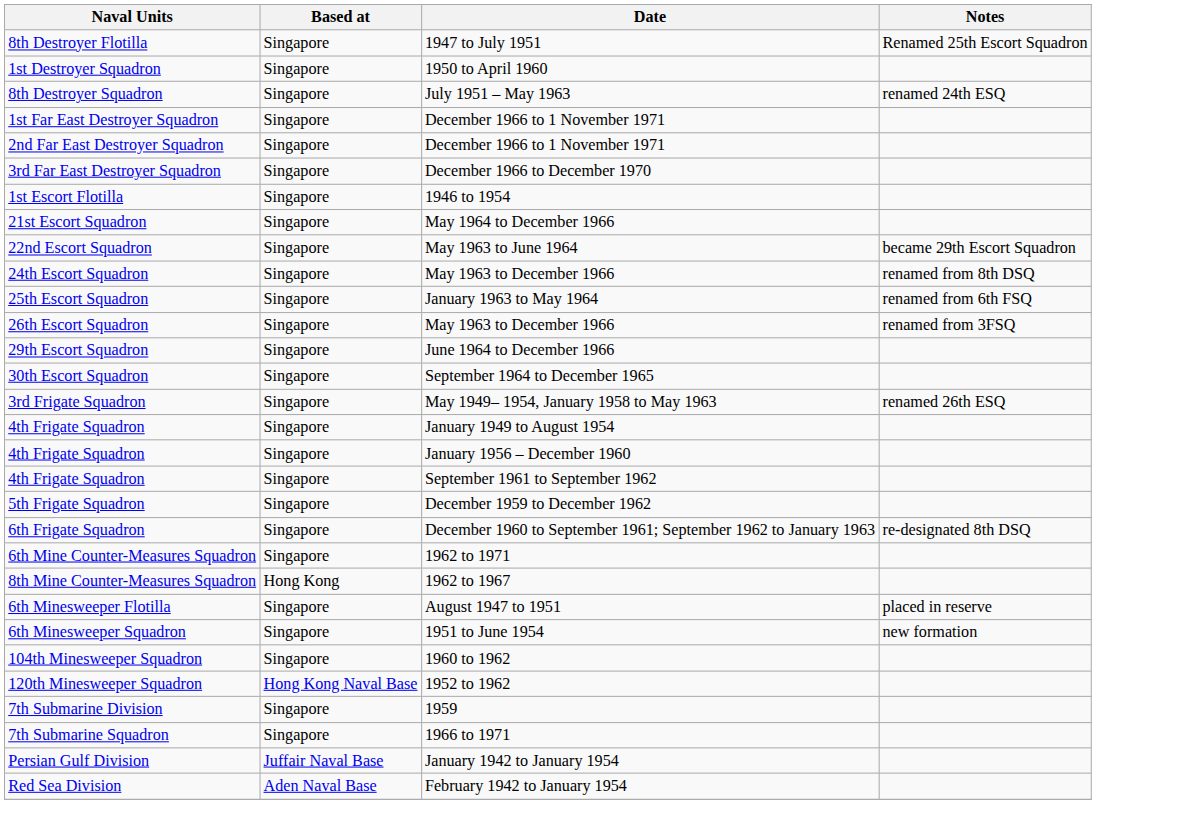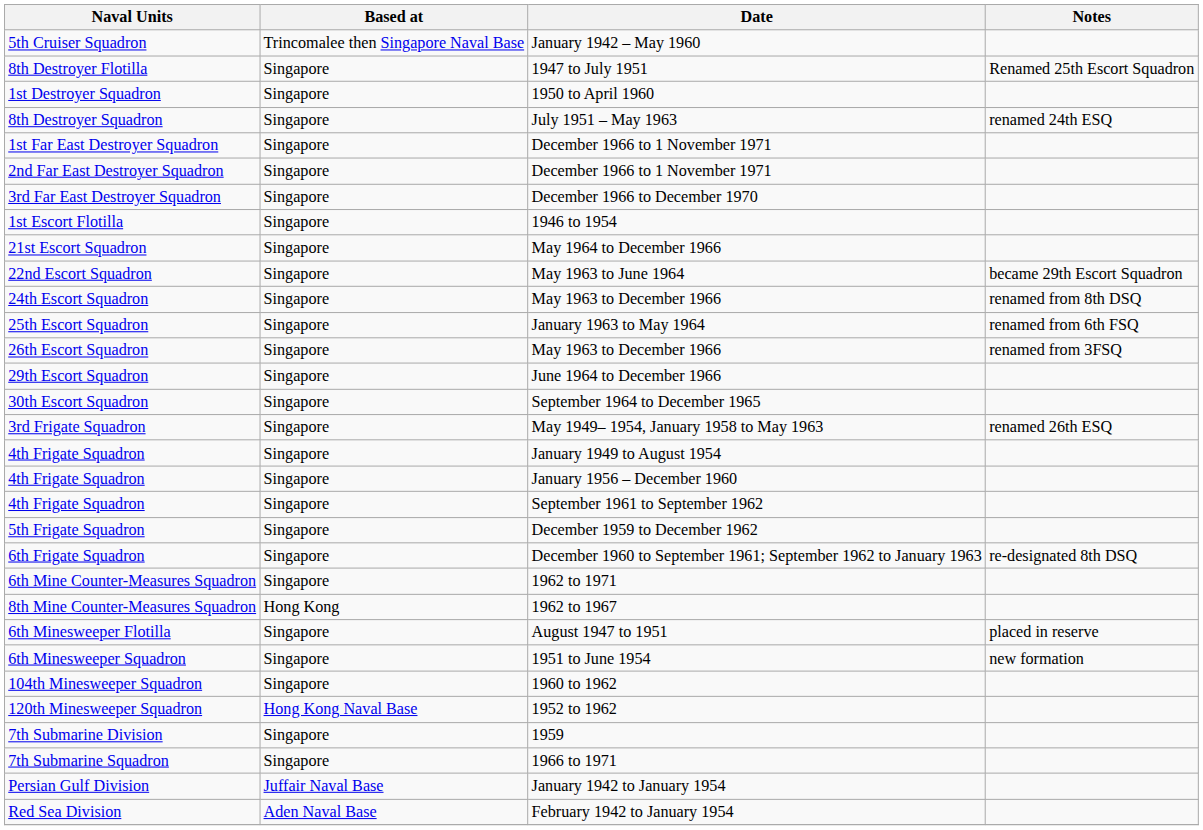+ row: (77, 42)
